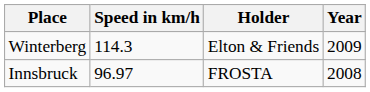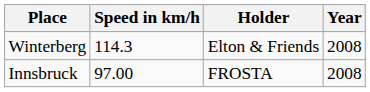(344, 45) 2009 -> (344, 45) 2008
(114, 73) 96.97 -> (114, 73) 97.00
